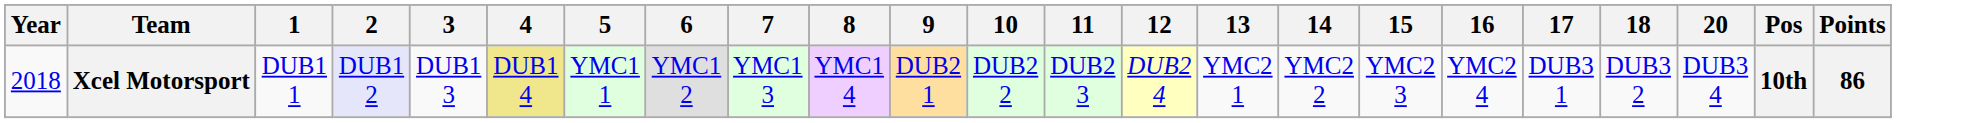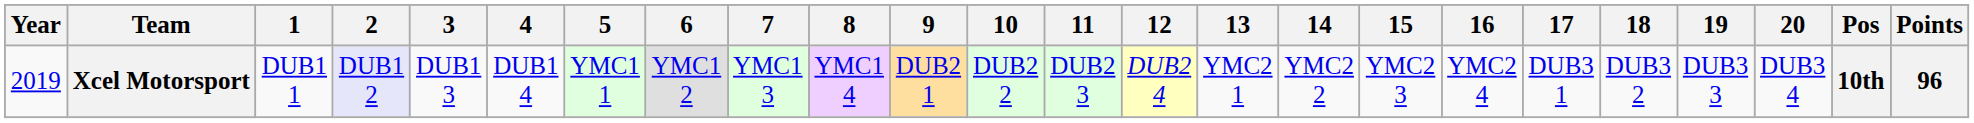+ column: (1716, 24)
(36, 80) 2018 -> (36, 80) 2019
(526, 80) khaki background -> (526, 80) no background
(1852, 80) 86 -> (1930, 80) 96
